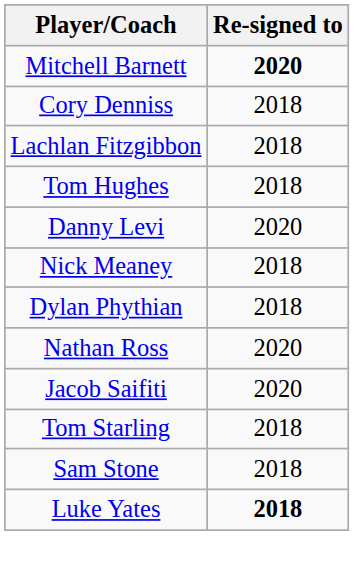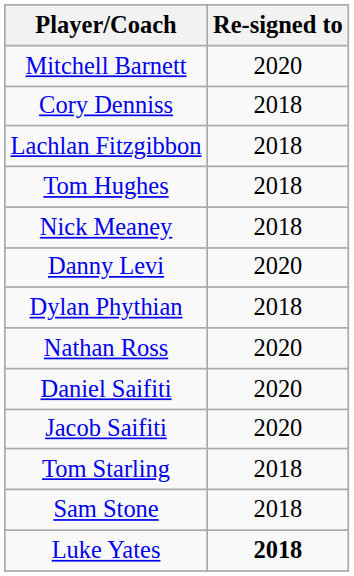(278, 65) bold -> (278, 65) normal
rows swapped: (106, 226) <-> (106, 267)
+ row: (106, 388)
